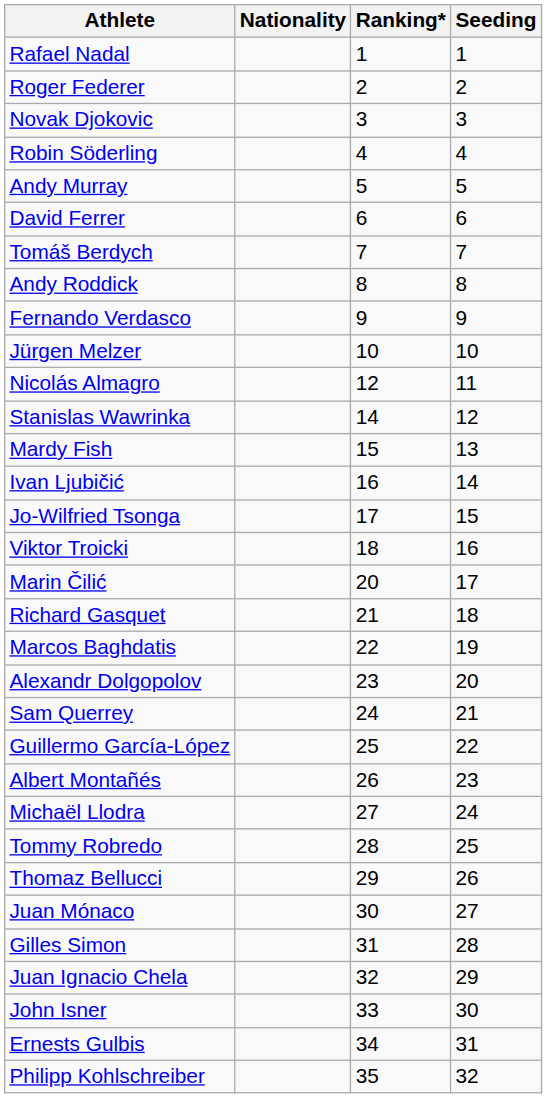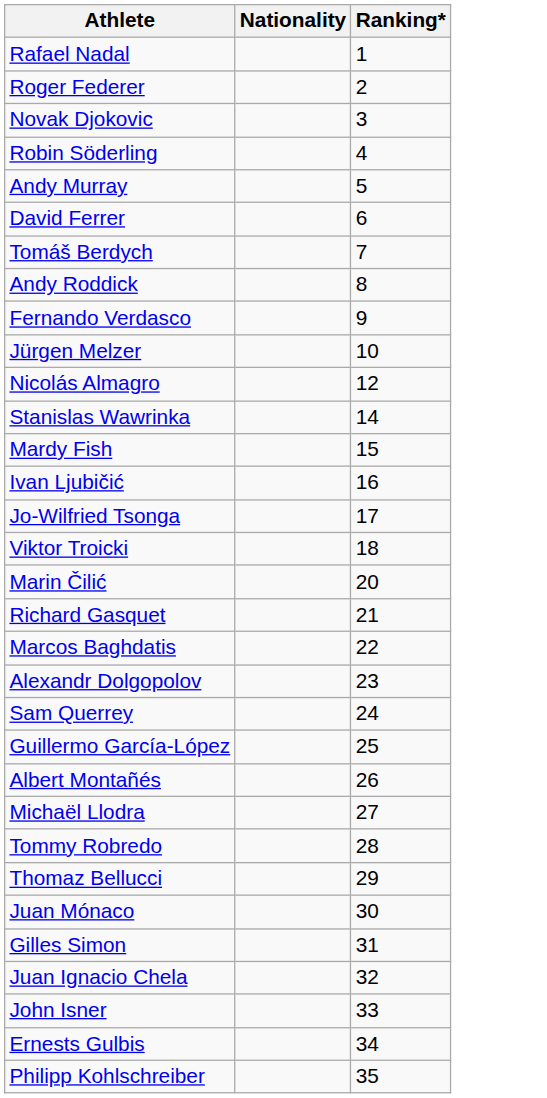- column: (496, 20)
